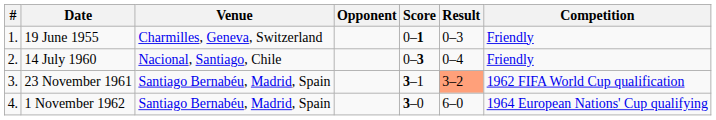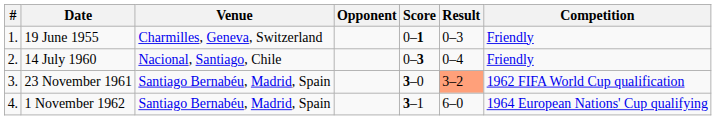(413, 81) 3–1 -> (413, 81) 3–0
(413, 103) 3–0 -> (413, 103) 3–1
